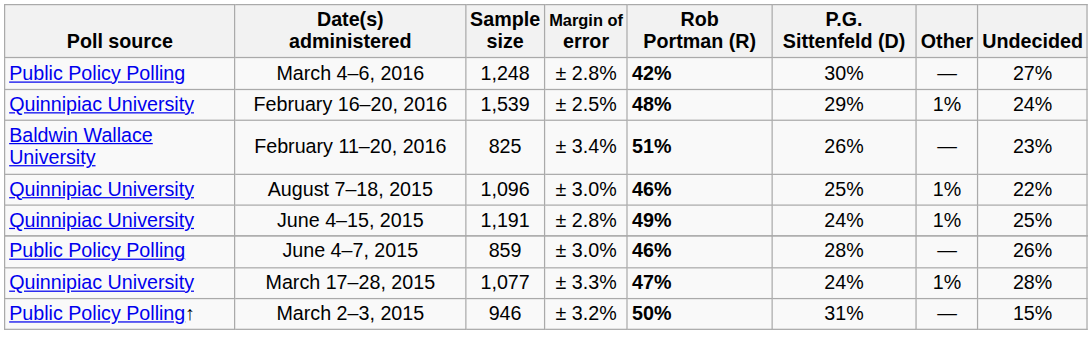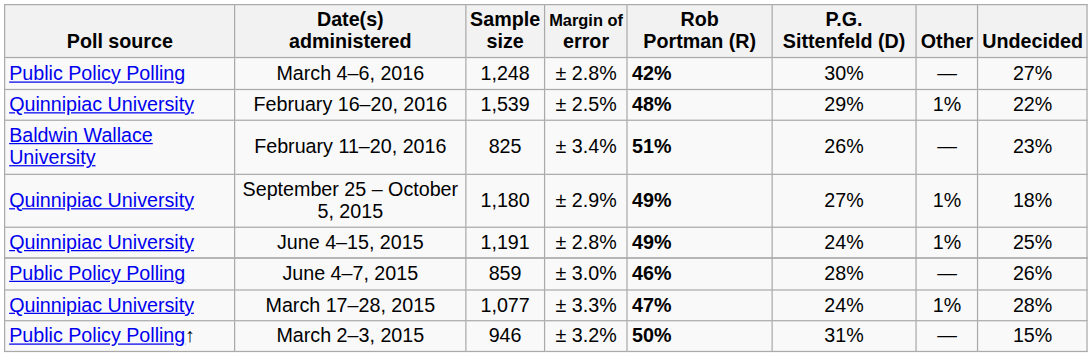(1033, 104) 24% -> (1033, 104) 22%
+ row: (350, 200)
- row: (350, 189)
